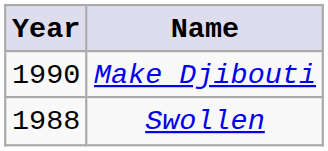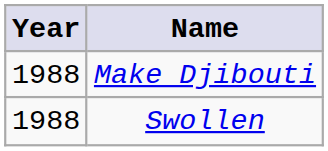(46, 75) 1990 -> (46, 75) 1988
